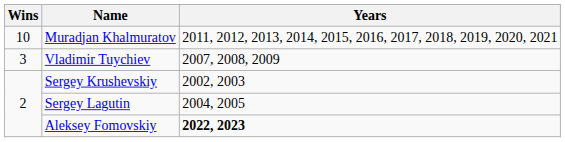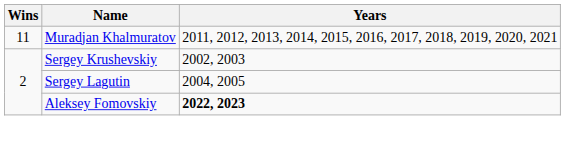(23, 37) 10 -> (23, 37) 11
- row: (98, 59)
